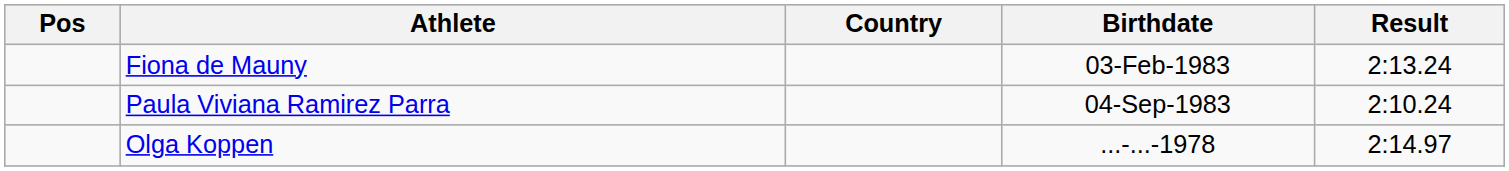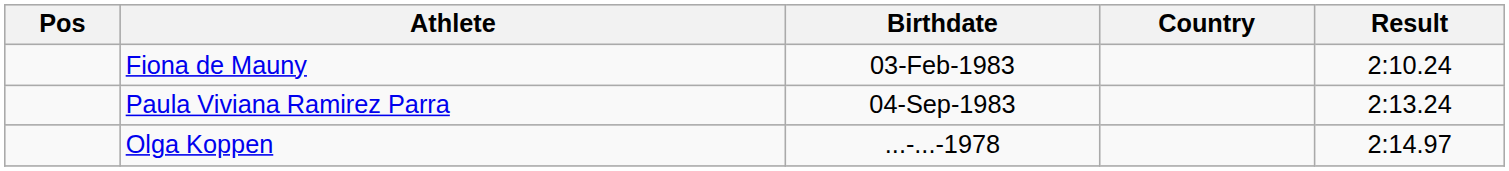columns swapped: (1158, 24) <-> (894, 24)
(1410, 64) 2:13.24 -> (1410, 64) 2:10.24
(1410, 104) 2:10.24 -> (1410, 104) 2:13.24
